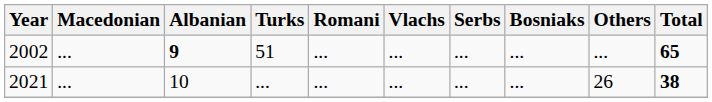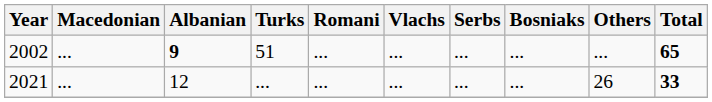(179, 81) 10 -> (179, 81) 12
(670, 81) 38 -> (670, 81) 33
